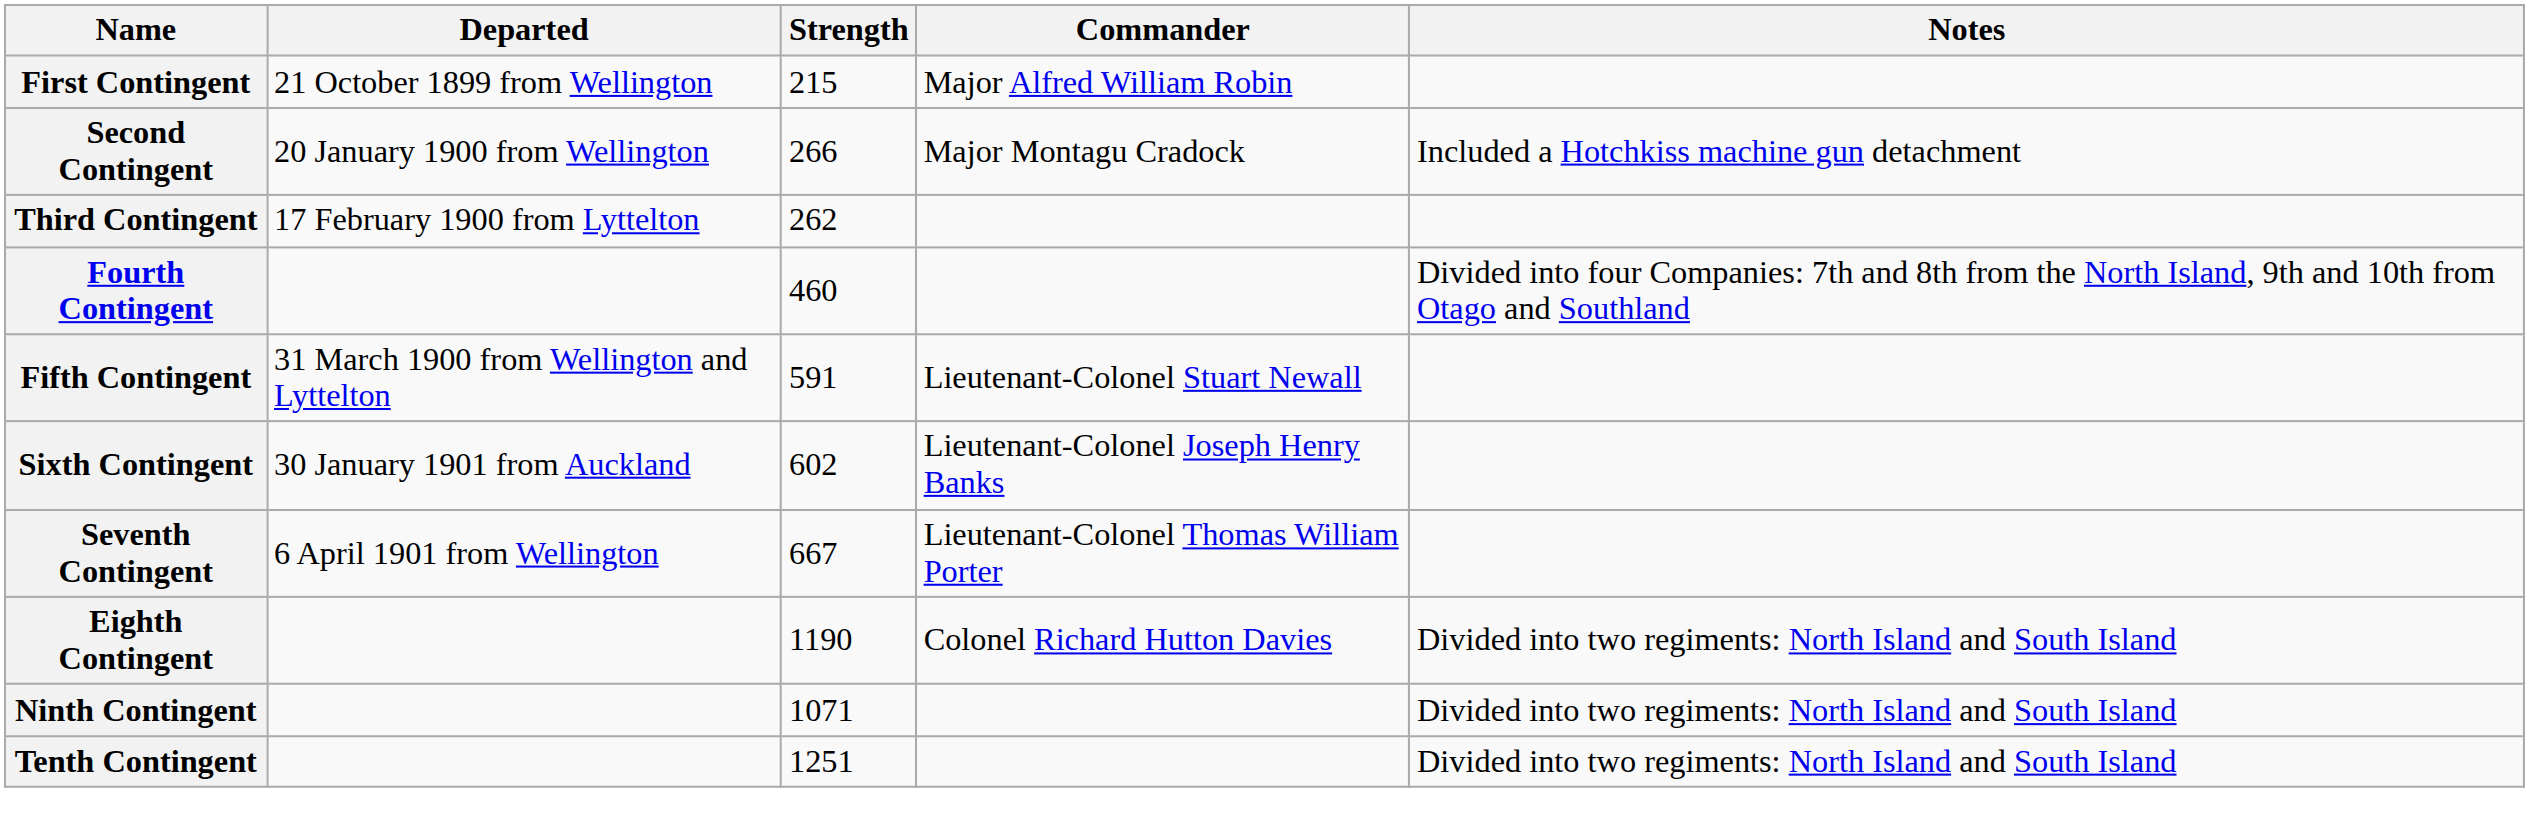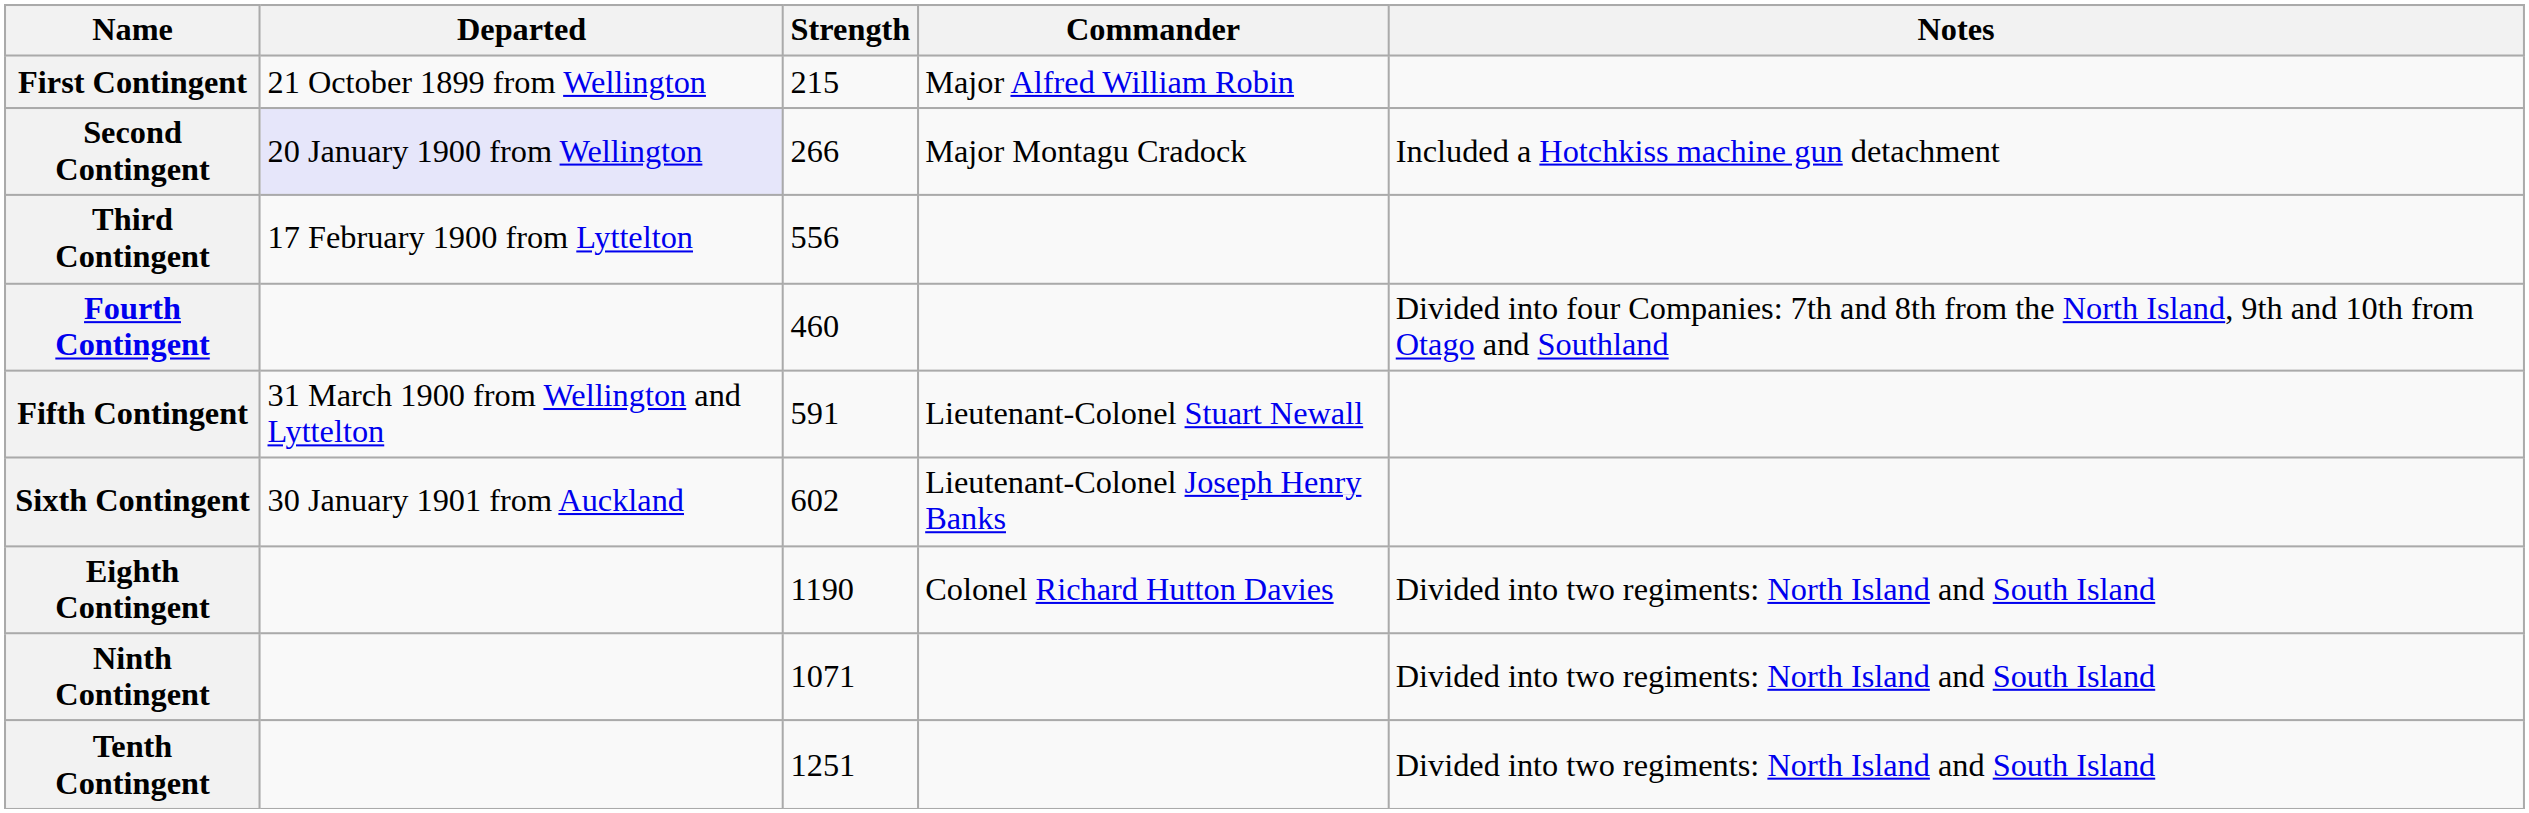(491, 150) no background -> (485, 150) lavender background
(813, 220) 262 -> (815, 238) 556
- row: (136, 552)
